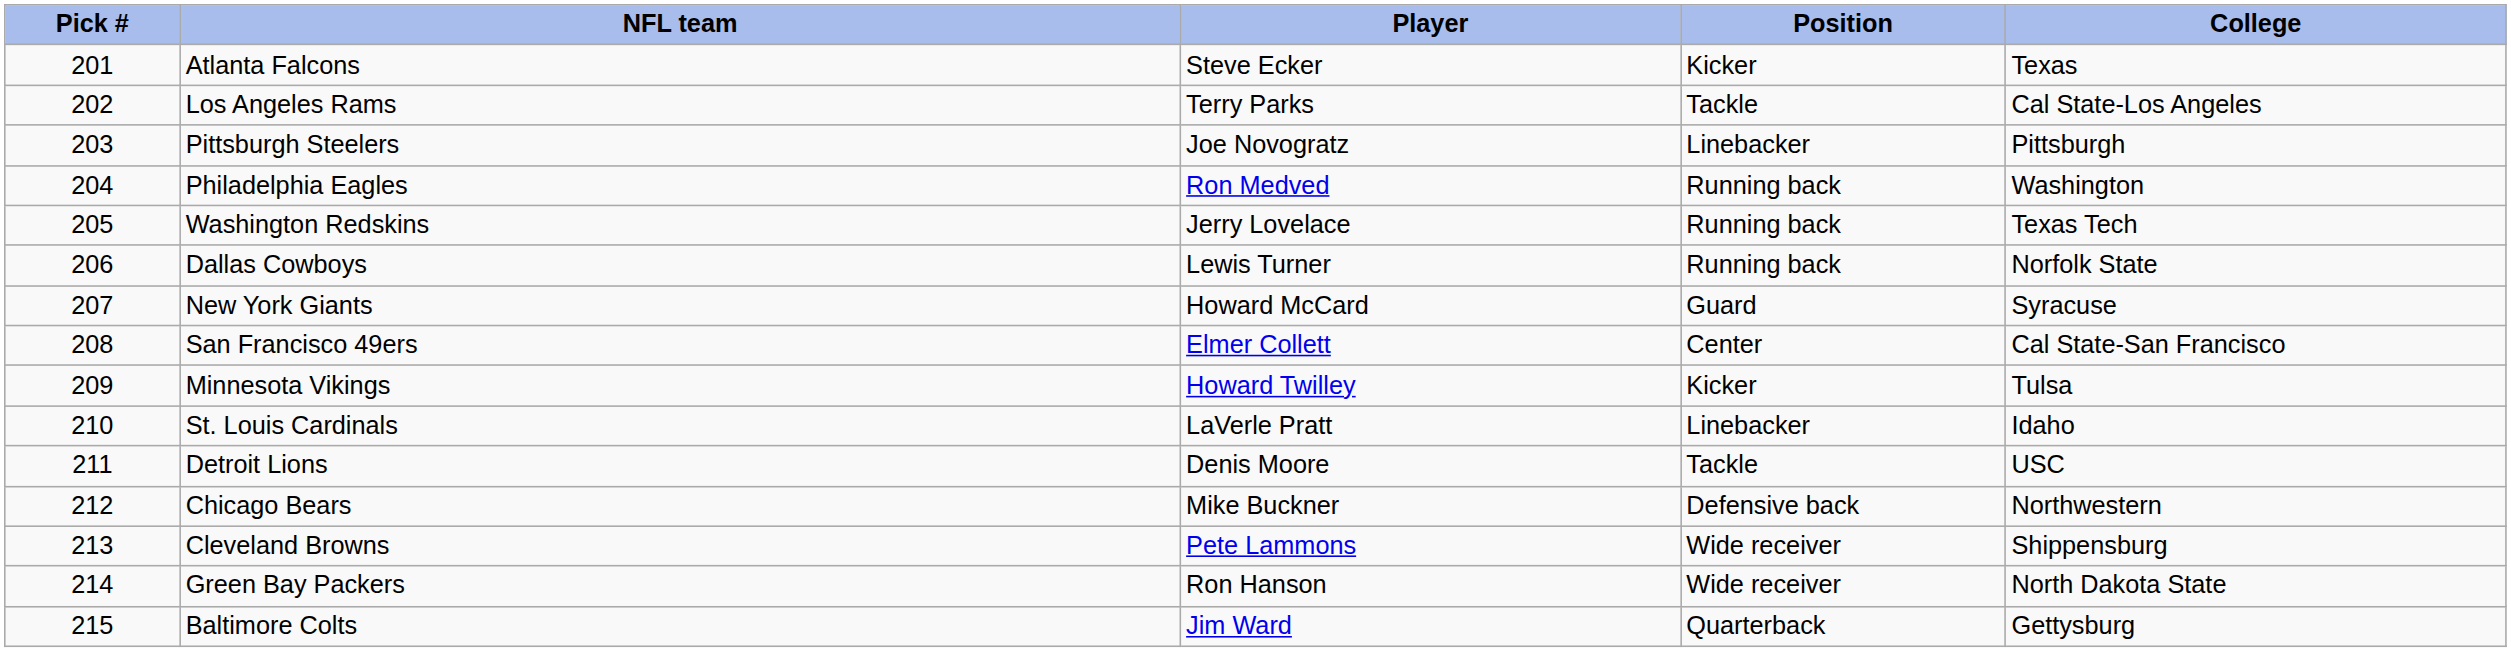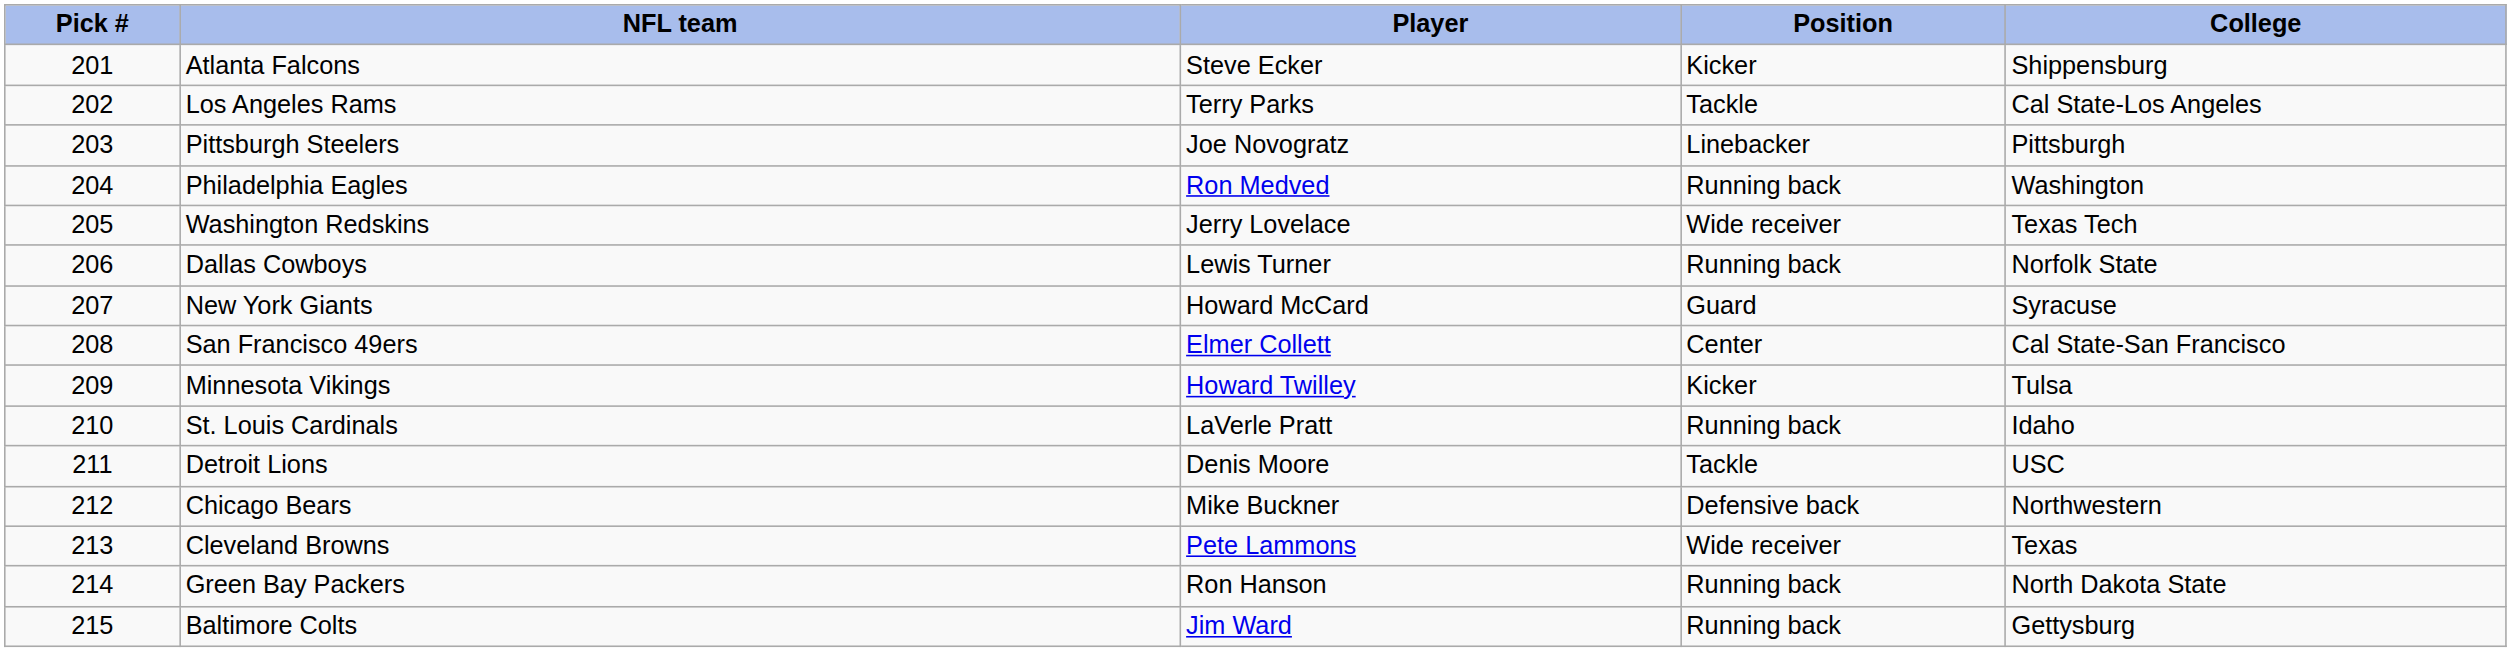(2044, 64) Texas -> (2089, 64) Shippensburg
(1764, 225) Running back -> (1764, 225) Wide receiver
(1748, 425) Linebacker -> (1764, 425) Running back
(2089, 545) Shippensburg -> (2044, 545) Texas
(1764, 585) Wide receiver -> (1764, 585) Running back
(1756, 625) Quarterback -> (1764, 625) Running back
